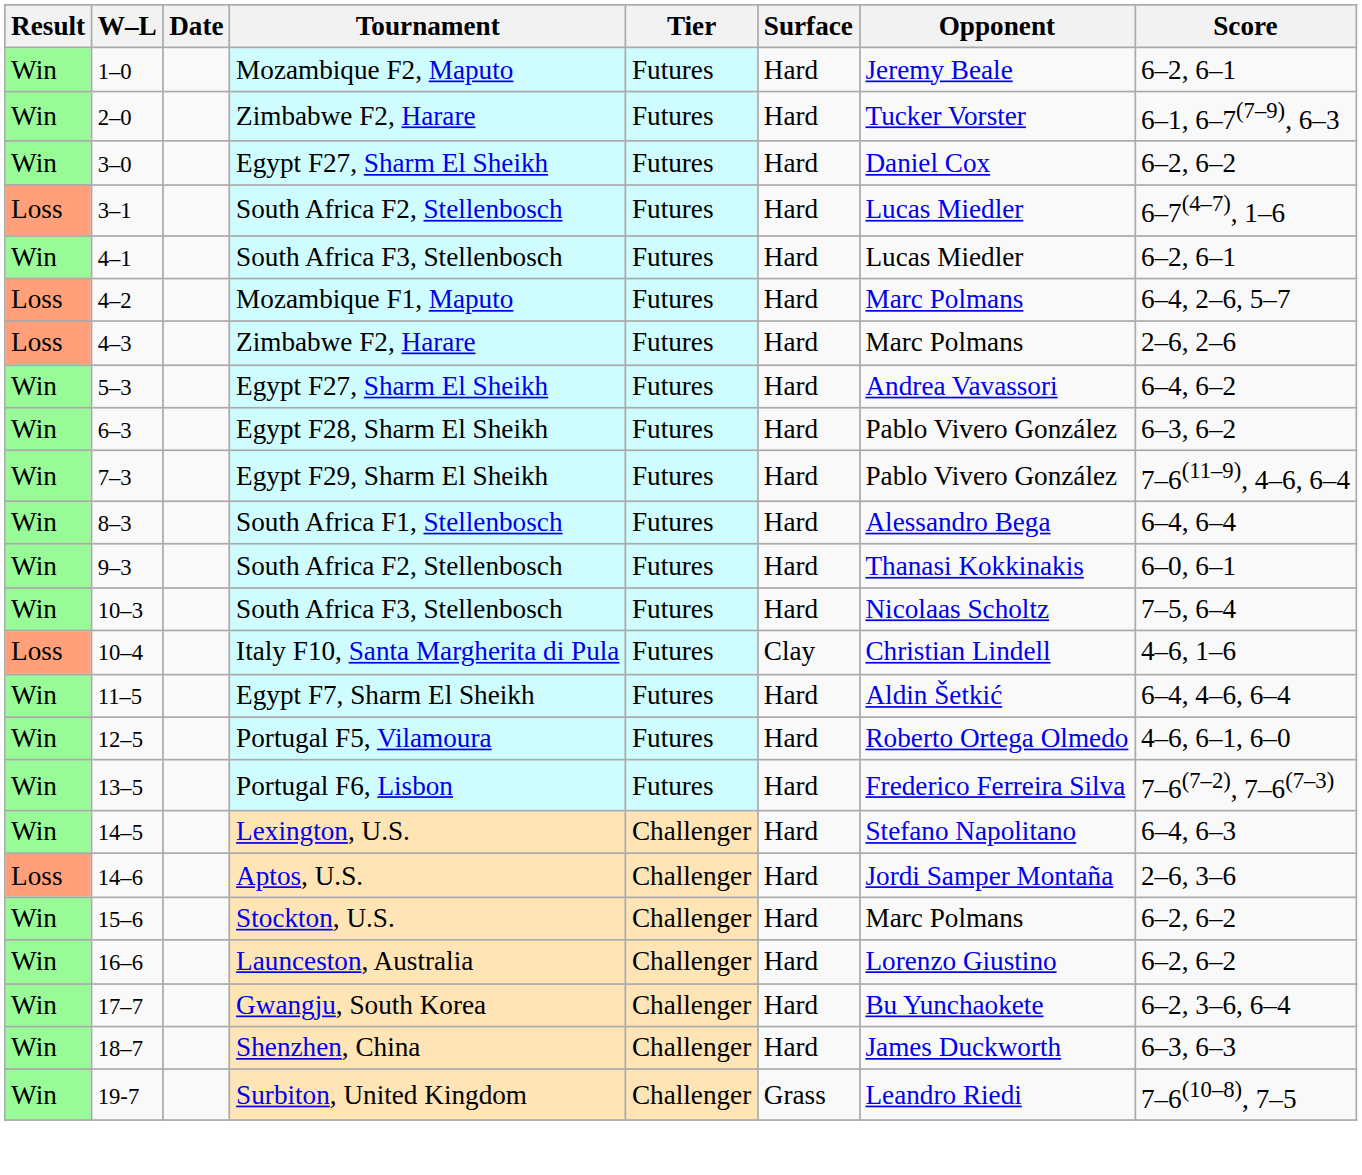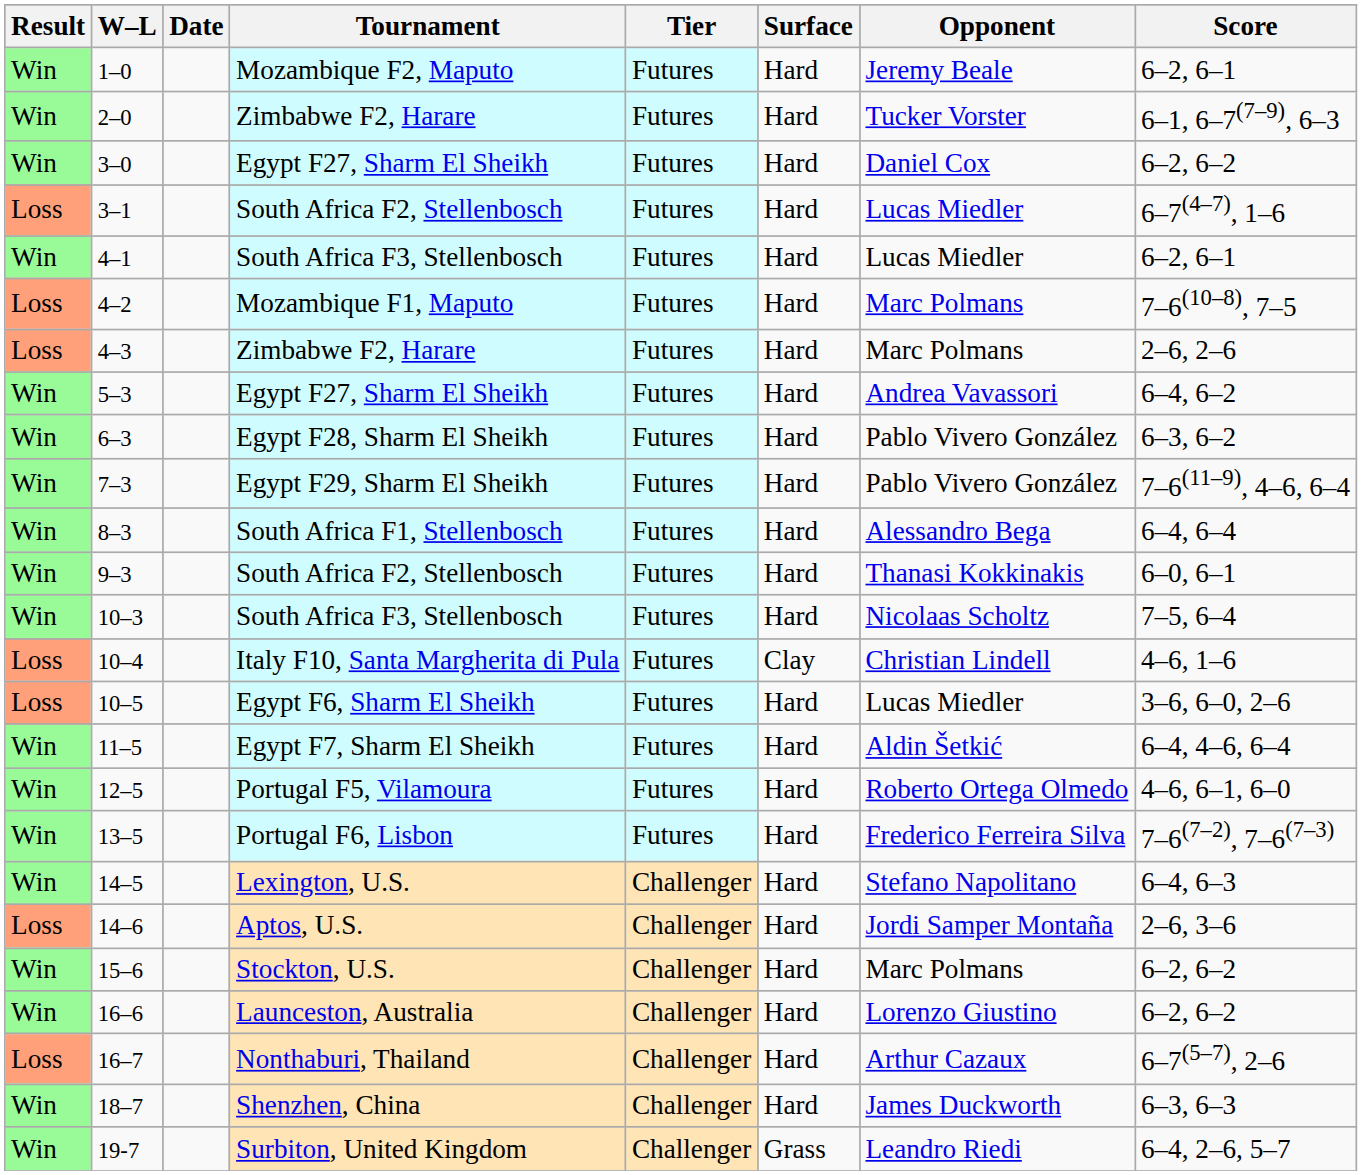(1216, 299) 6–4, 2–6, 5–7 -> (1219, 303) 7–6(10–8), 7–5
+ row: (120, 704)
+ row: (120, 1060)
- row: (120, 1006)
(1219, 1094) 7–6(10–8), 7–5 -> (1216, 1148) 6–4, 2–6, 5–7
